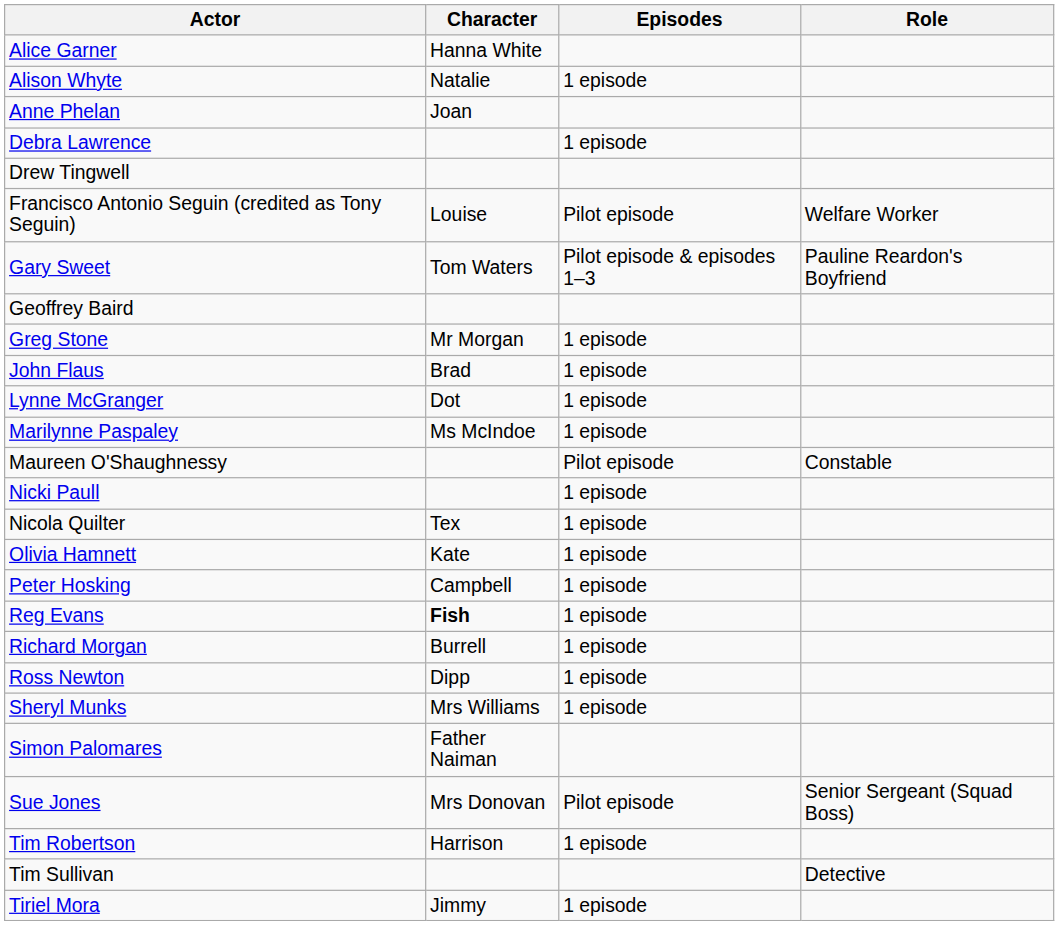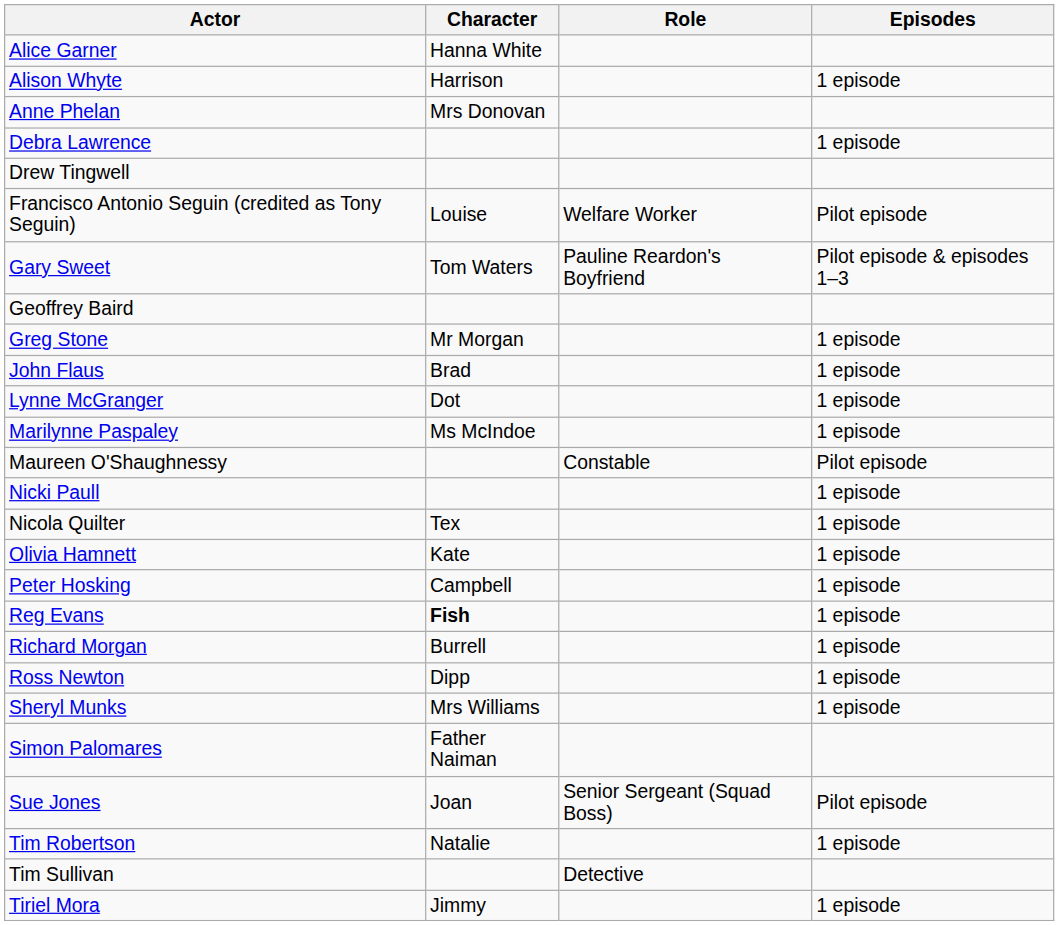columns swapped: (927, 19) <-> (679, 19)
(460, 81) Natalie -> (467, 81) Harrison
(451, 111) Joan -> (488, 111) Mrs Donovan
(488, 802) Mrs Donovan -> (451, 802) Joan
(467, 843) Harrison -> (460, 843) Natalie
